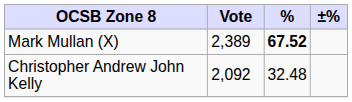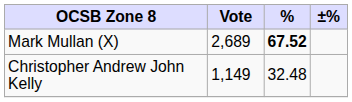(231, 41) 2,389 -> (231, 41) 2,689
(231, 75) 2,092 -> (231, 75) 1,149
